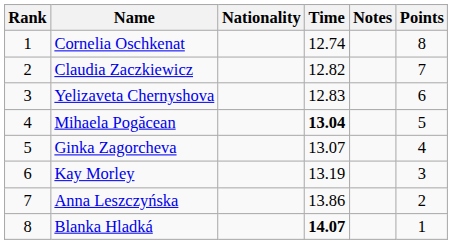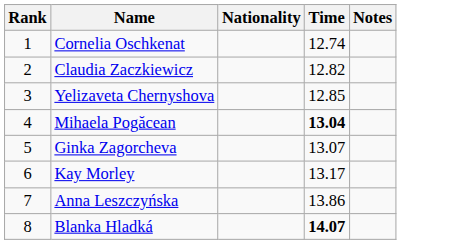- column: (422, 17)
(327, 95) 12.83 -> (327, 95) 12.85
(327, 174) 13.19 -> (327, 174) 13.17
